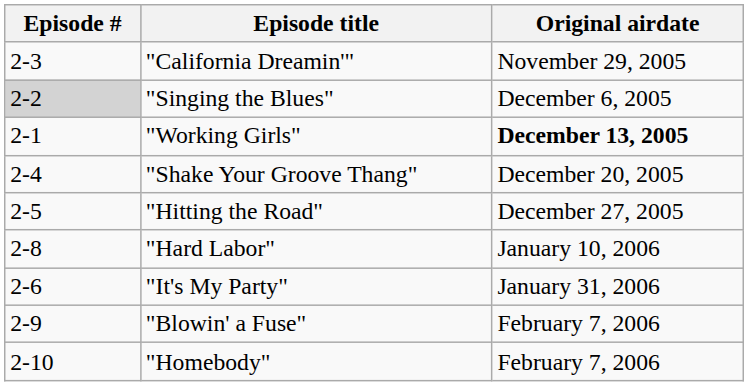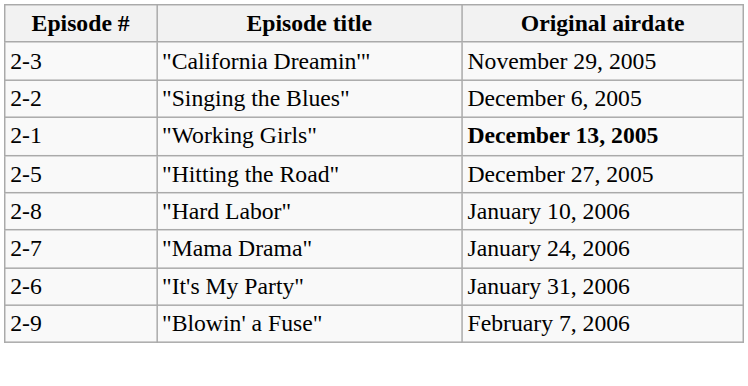(26, 98) lightgrey background -> (26, 98) no background
- row: (282, 173)
+ row: (237, 248)
- row: (208, 361)
